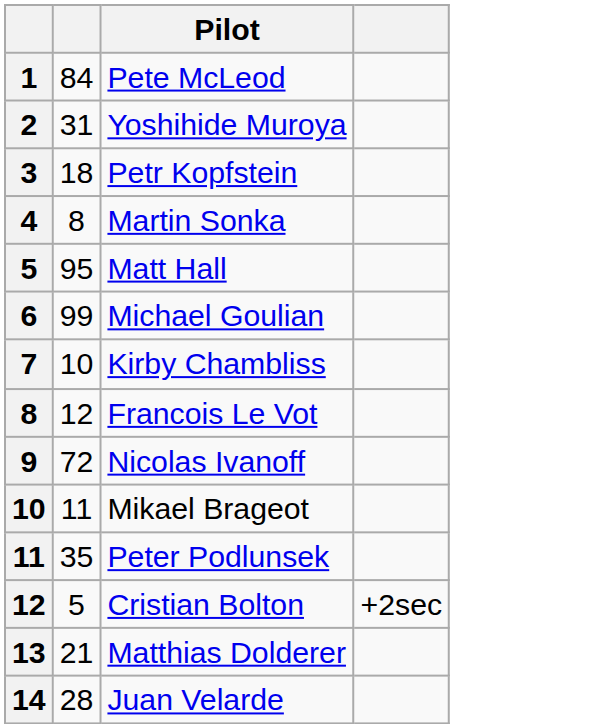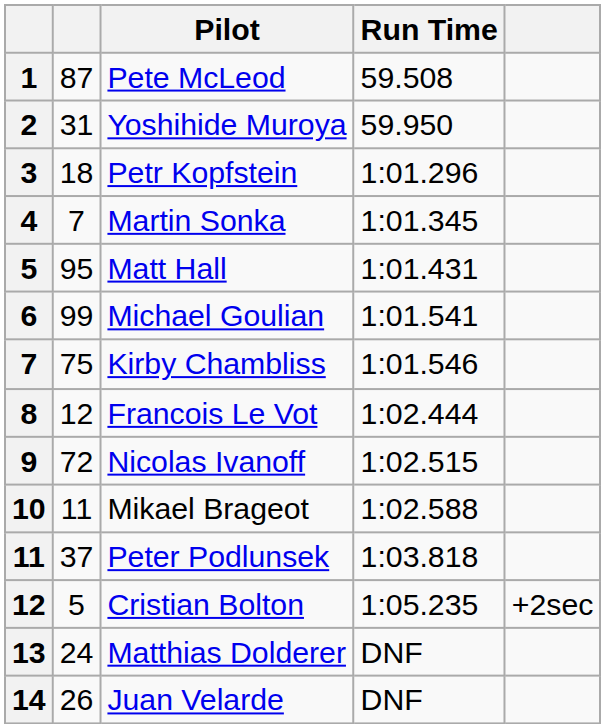+ column: (429, 29)
(77, 77) 84 -> (77, 77) 87
(77, 221) 8 -> (77, 221) 7
(77, 364) 10 -> (77, 364) 75
(77, 556) 35 -> (77, 556) 37
(77, 652) 21 -> (77, 652) 24
(77, 700) 28 -> (77, 700) 26
